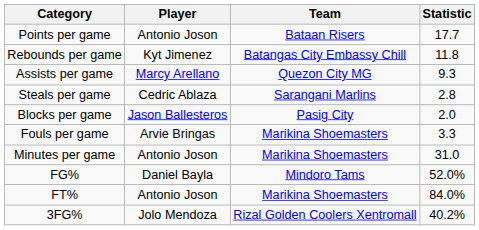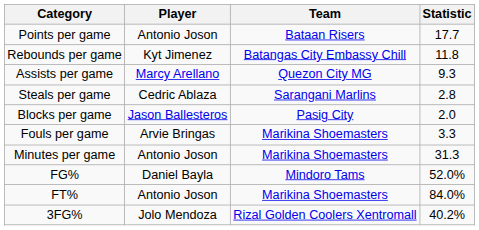(447, 154) 31.0 -> (447, 154) 31.3
